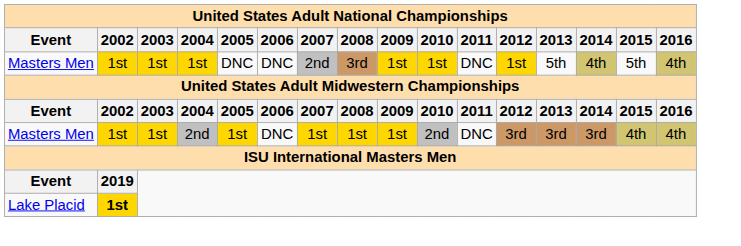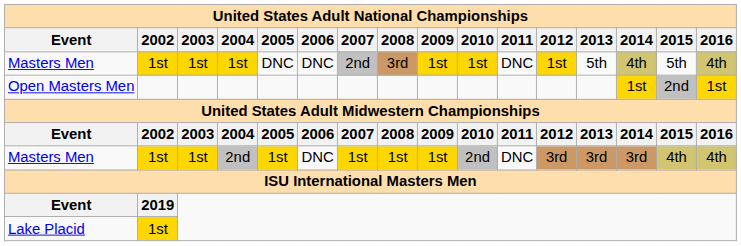+ row: (71, 87)
(117, 205) bold -> (158, 228) normal
